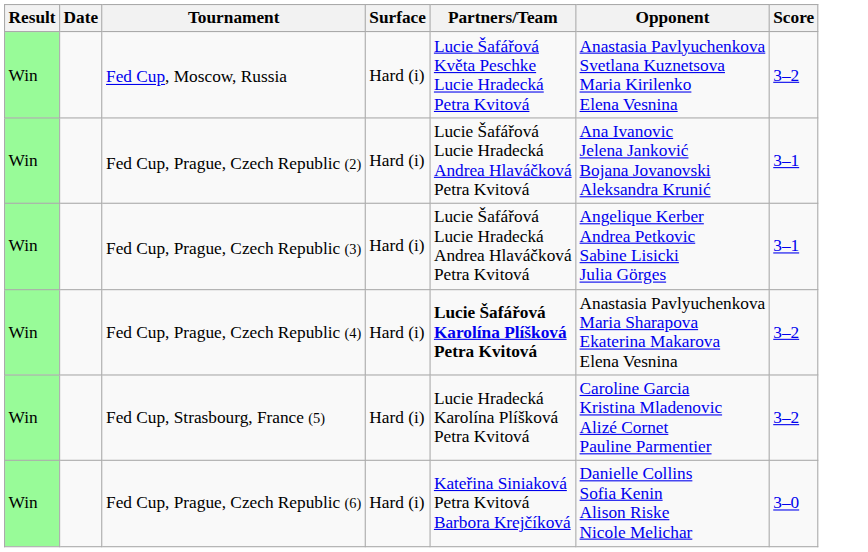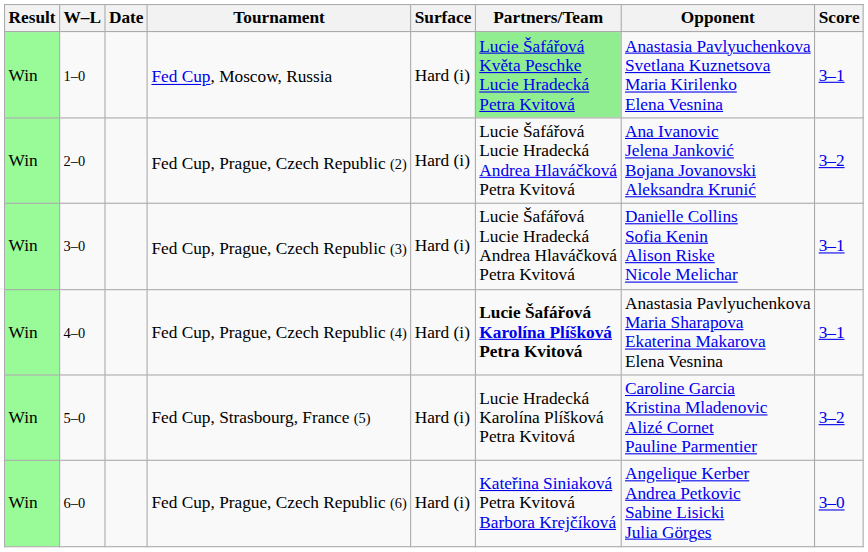+ column: (82, 18)
(489, 74) no background -> (534, 74) lightgreen background
(786, 74) 3–2 -> (832, 74) 3–1
(786, 160) 3–1 -> (832, 160) 3–2
(642, 246) Angelique Kerber Andrea Petkovic Sabine Lisicki Julia Görges -> (681, 246) Danielle Collins Sofia Kenin Alison Riske Nicole Melichar
(786, 331) 3–2 -> (832, 331) 3–1
(636, 503) Danielle Collins Sofia Kenin Alison Riske Nicole Melichar -> (687, 503) Angelique Kerber Andrea Petkovic Sabine Lisicki Julia Görges
